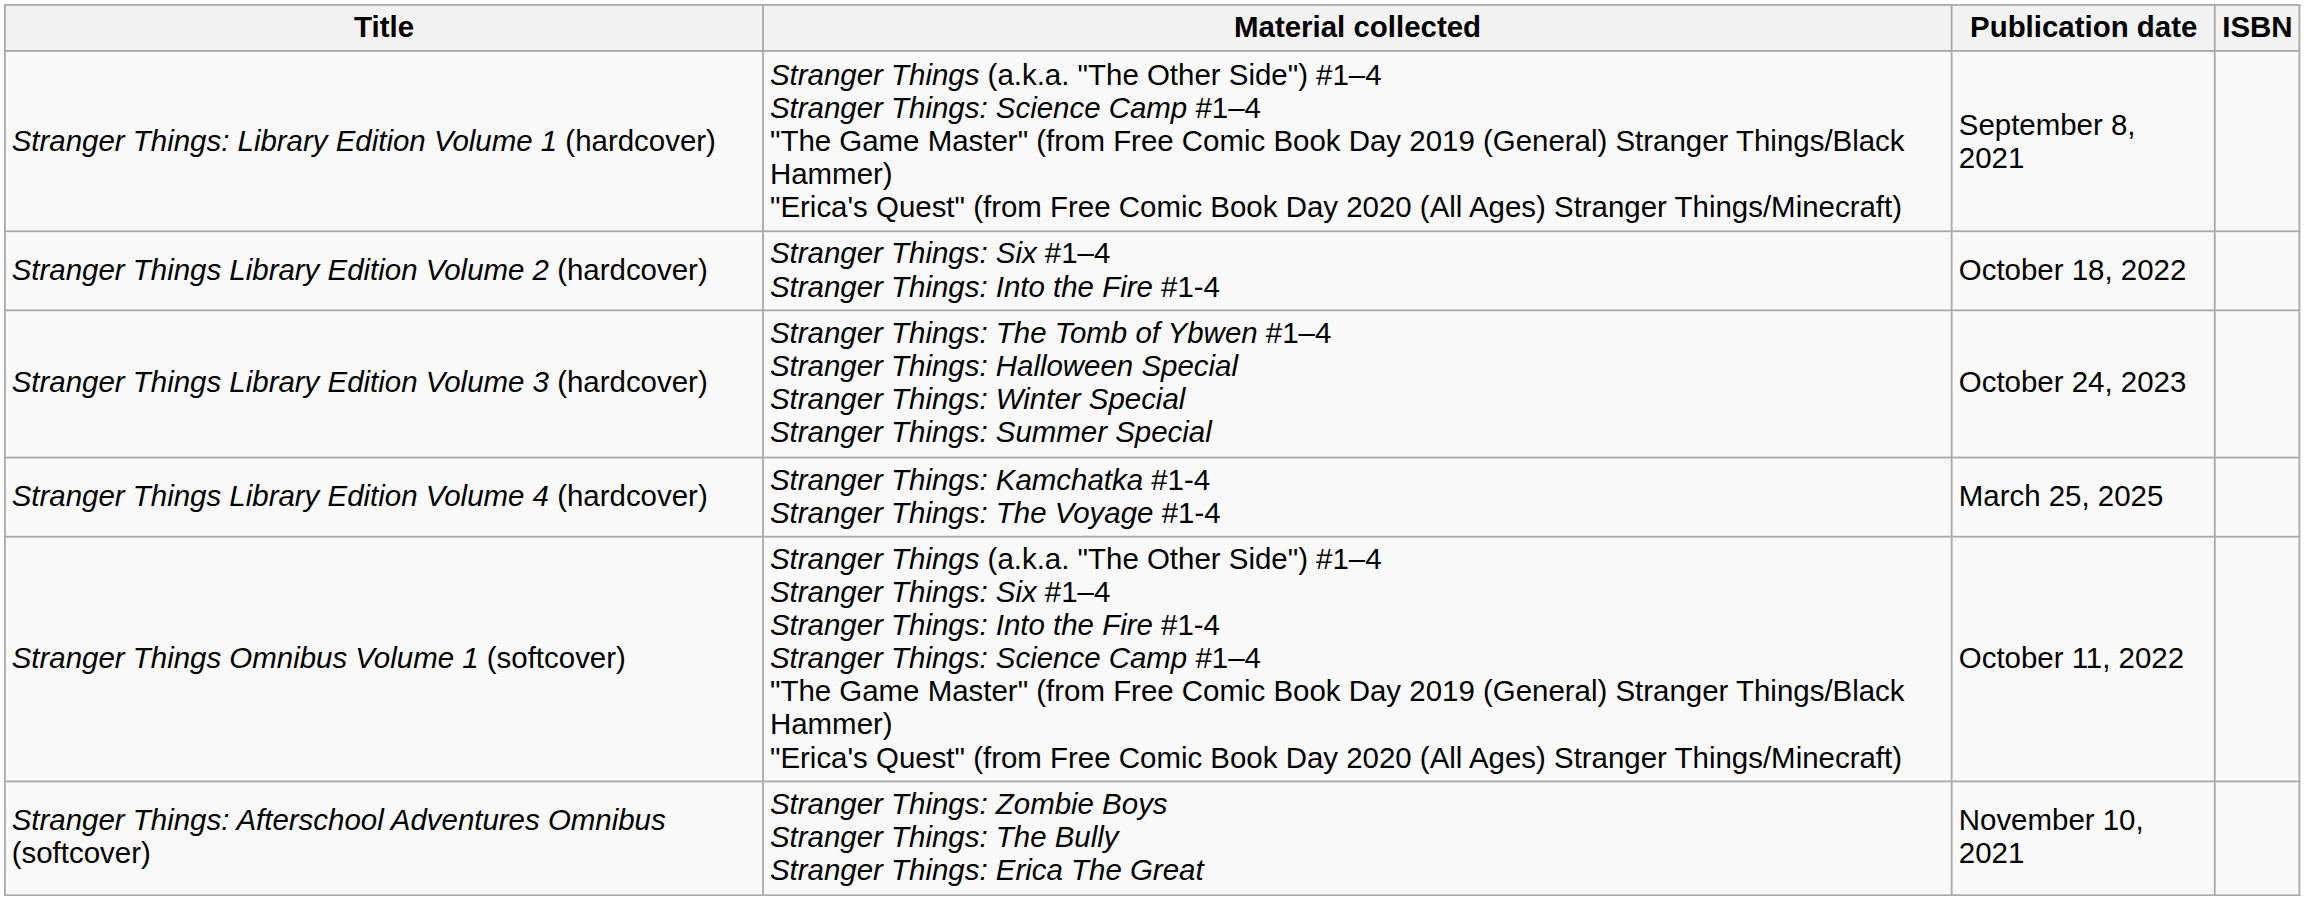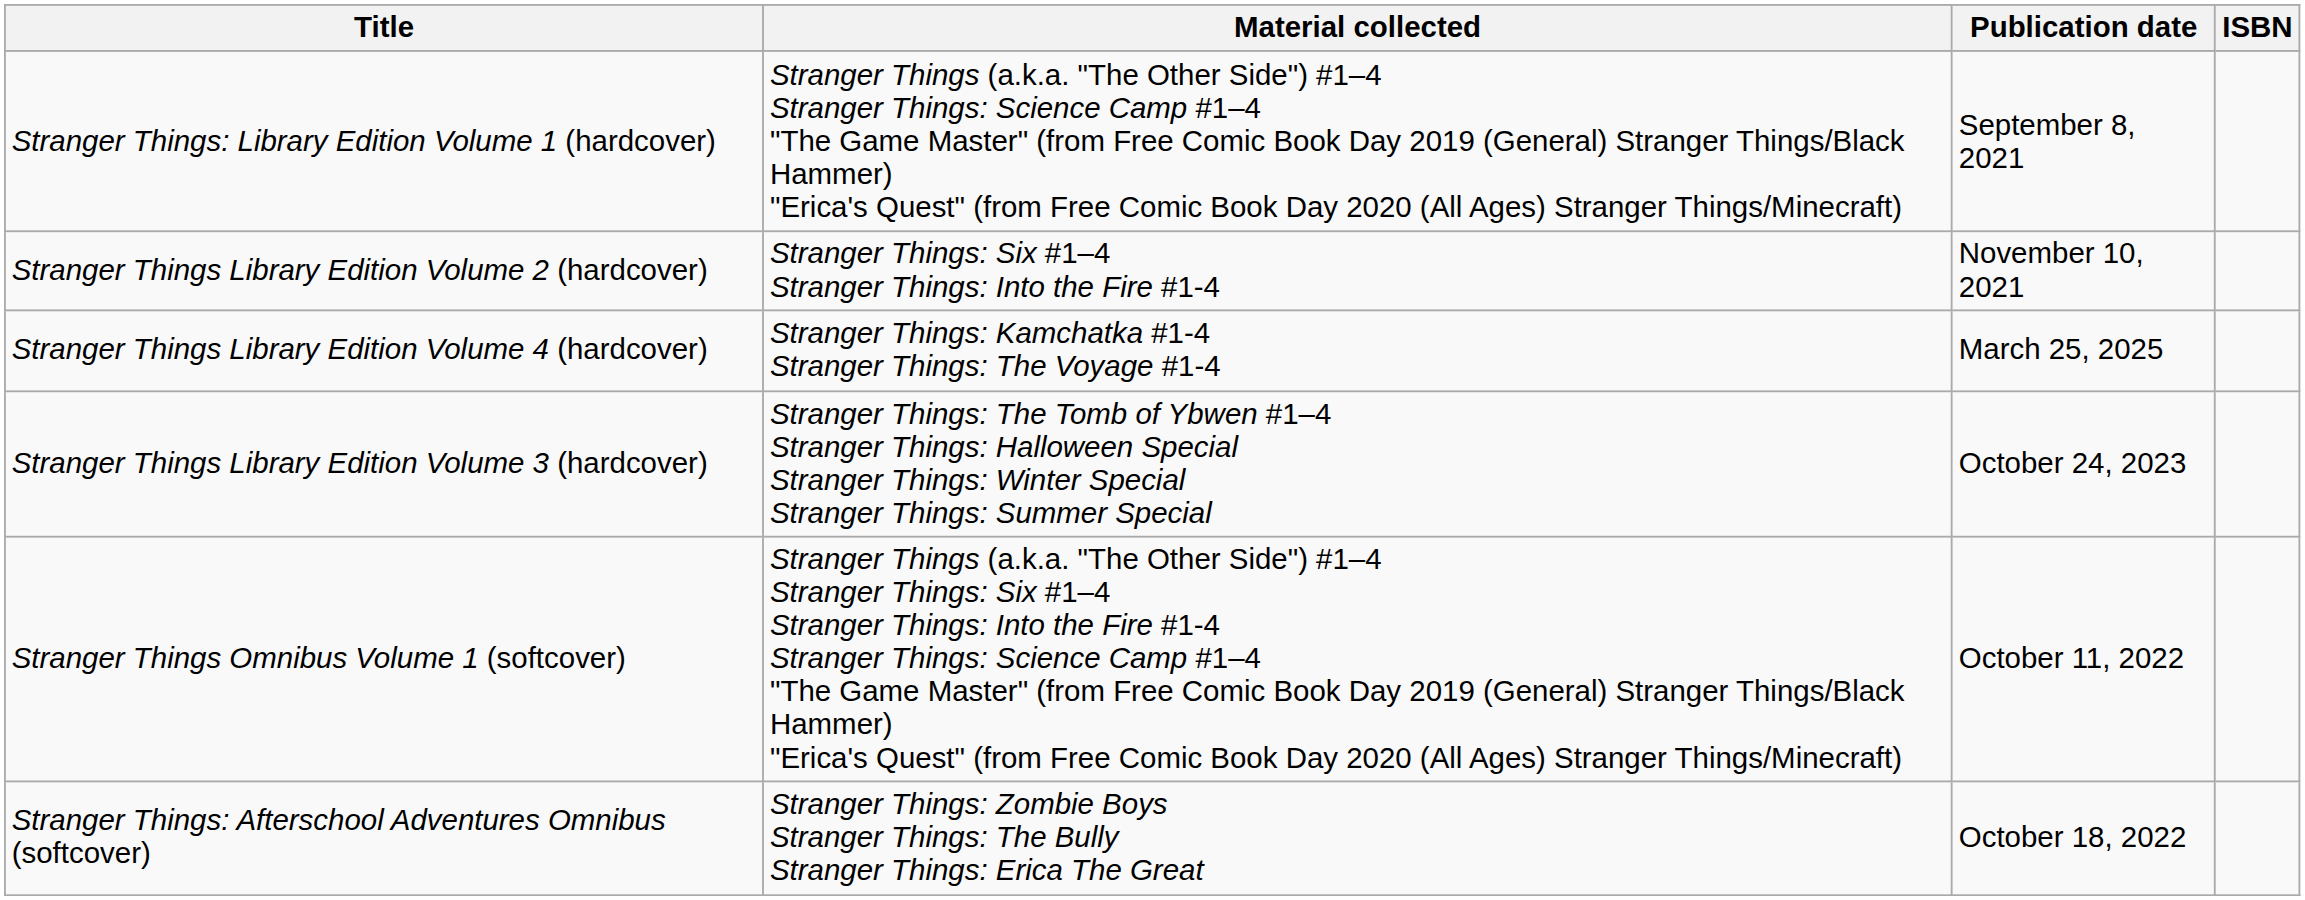(2073, 270) October 18, 2022 -> (2051, 270) November 10, 2021
rows swapped: (360, 383) <-> (360, 496)
(2051, 837) November 10, 2021 -> (2073, 837) October 18, 2022
